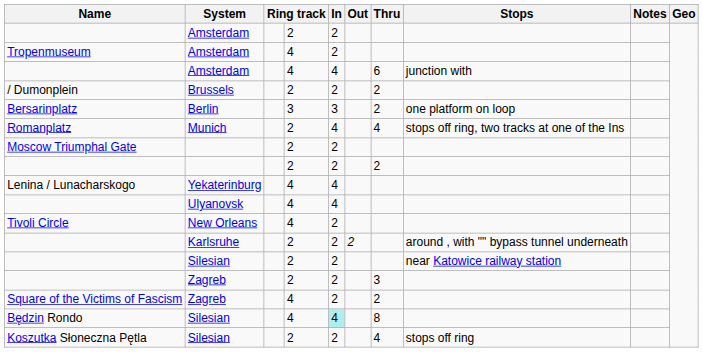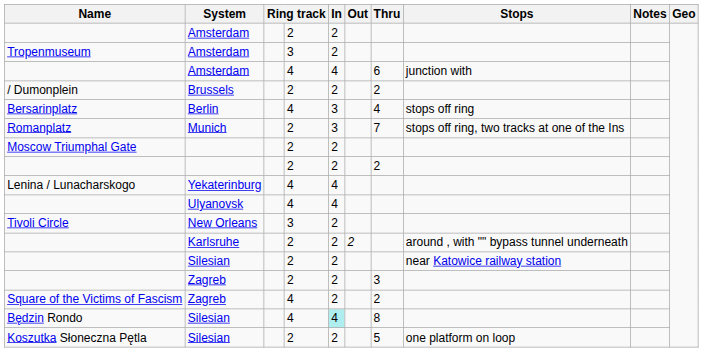(290, 52) 4 -> (290, 52) 3
(290, 109) 3 -> (290, 109) 4
(377, 109) 2 -> (377, 109) 4
(461, 109) one platform on loop -> (440, 109) stops off ring
(335, 128) 4 -> (335, 128) 3
(377, 128) 4 -> (377, 128) 7
(290, 223) 4 -> (290, 223) 3
(377, 337) 4 -> (377, 337) 5
(440, 337) stops off ring -> (461, 337) one platform on loop
